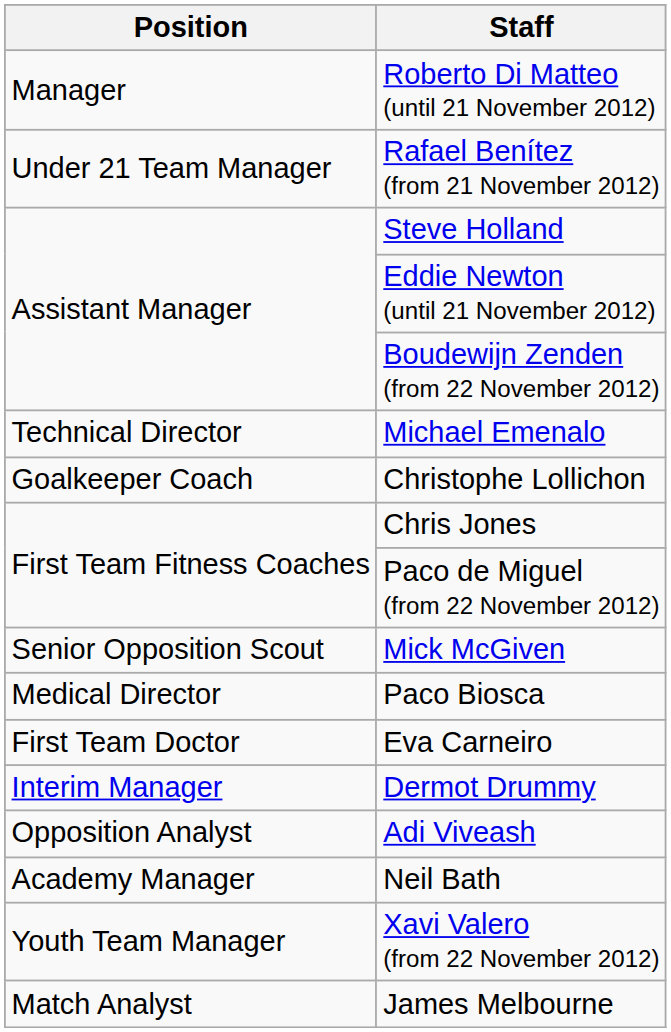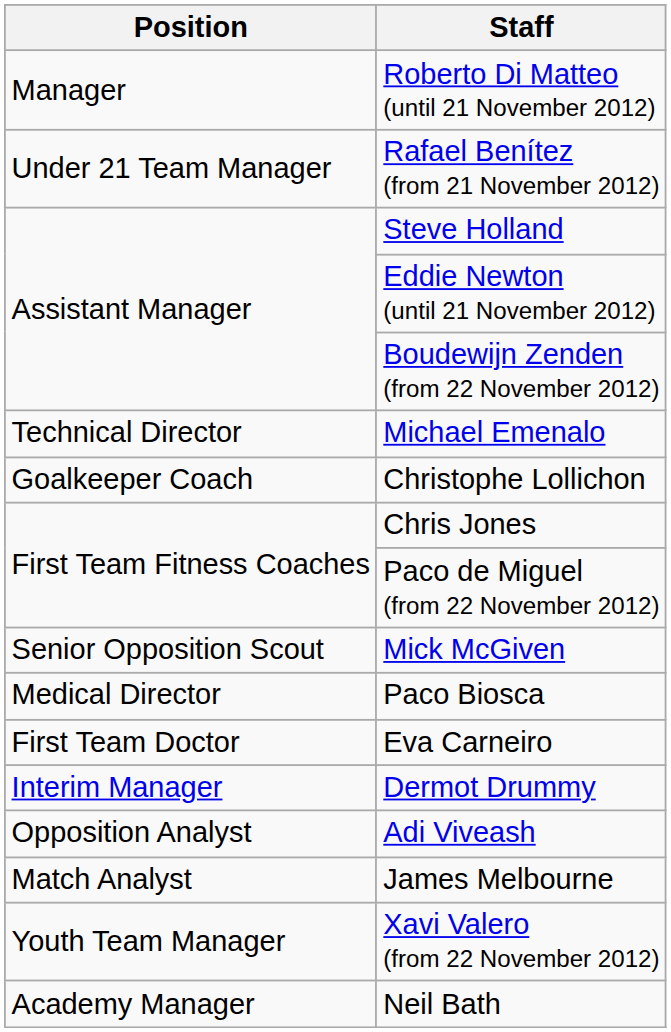rows swapped: (442, 879) <-> (498, 1003)
